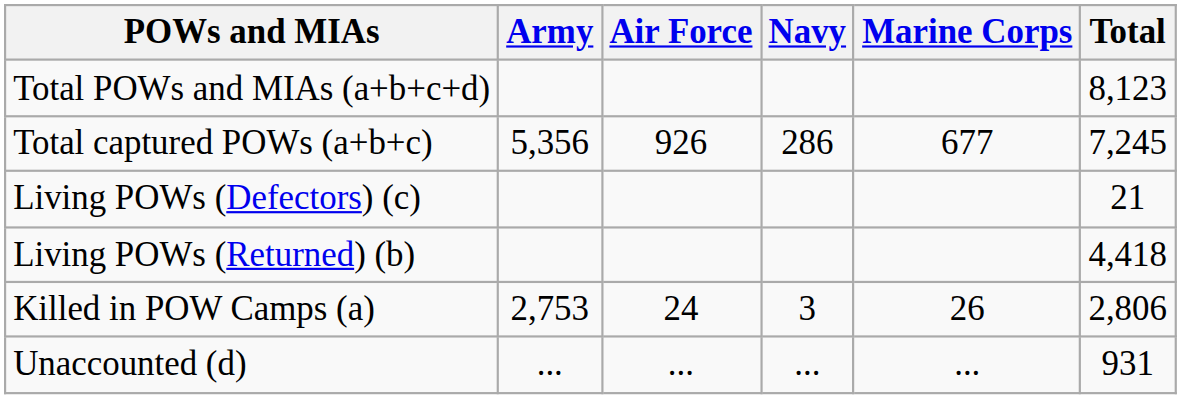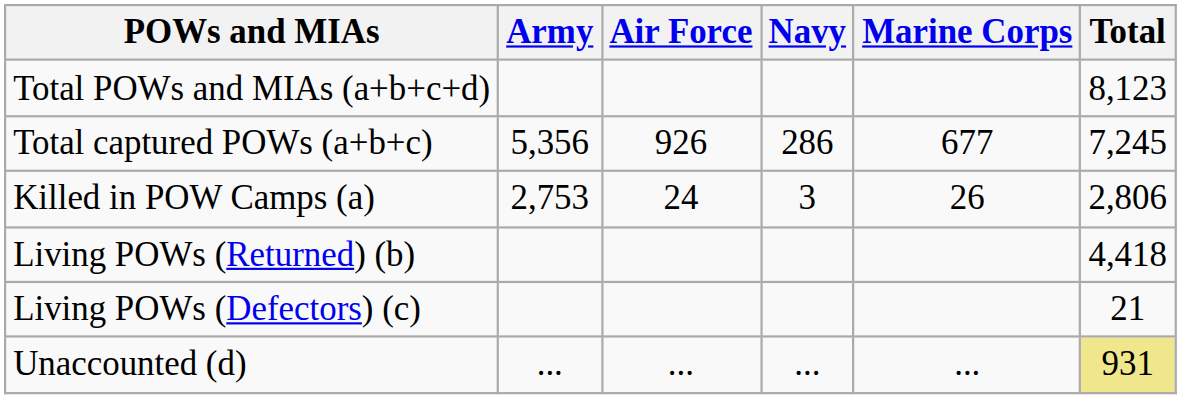rows swapped: (194, 308) <-> (217, 198)
(1128, 364) no background -> (1128, 364) khaki background
